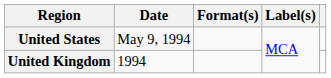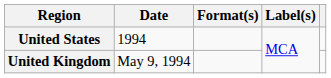(154, 38) May 9, 1994 -> (132, 38) 1994
(132, 61) 1994 -> (154, 61) May 9, 1994
